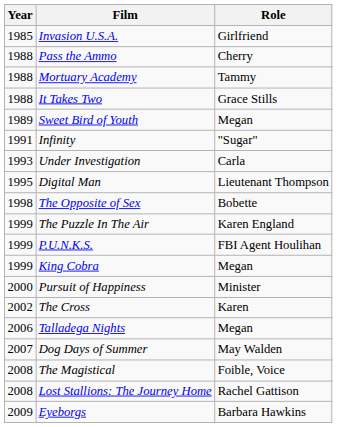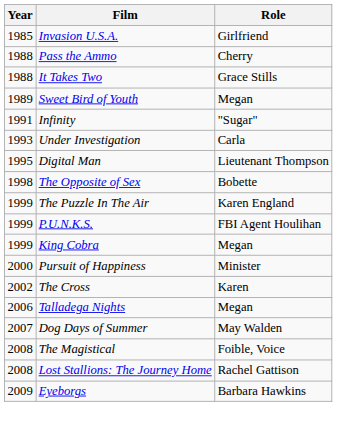- row: (88, 78)
